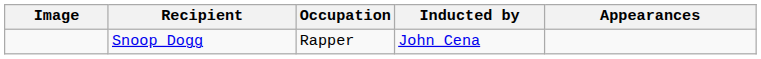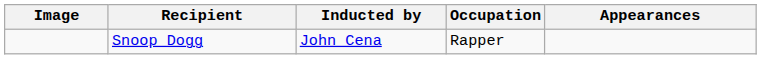columns swapped: (345, 17) <-> (470, 17)
